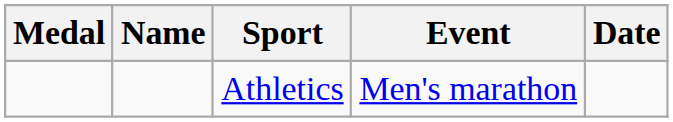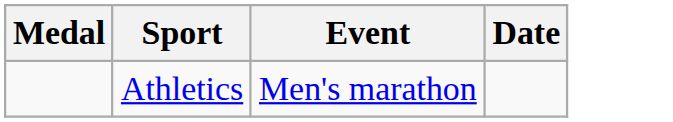- column: (163, 32)
